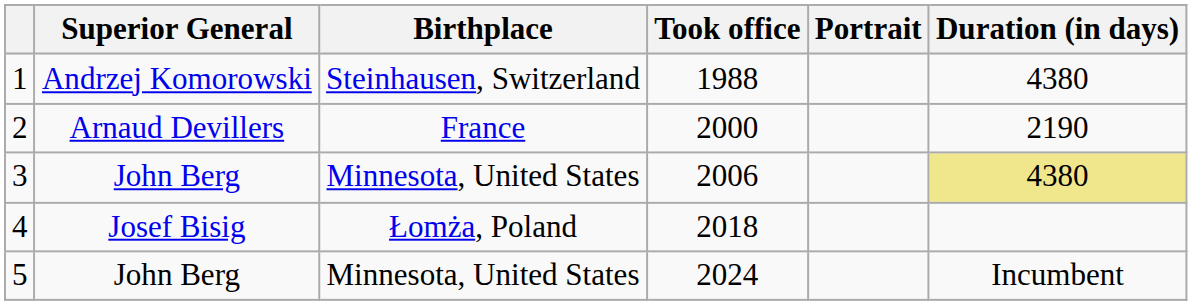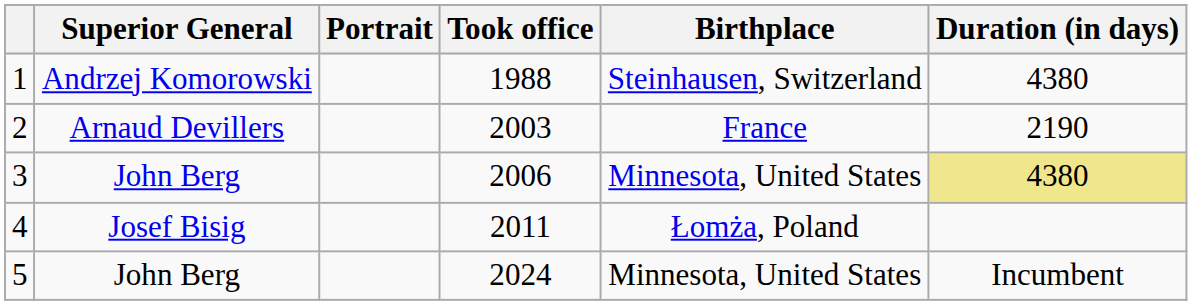columns swapped: (868, 29) <-> (483, 29)
(727, 127) 2000 -> (520, 127) 2003
(727, 226) 2018 -> (520, 226) 2011
